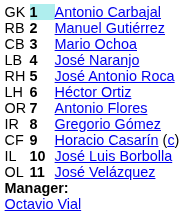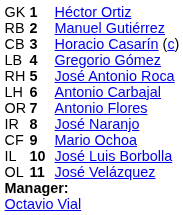(34, 12) paleturquoise background -> (34, 12) no background
(108, 12) Antonio Carbajal -> (93, 12) Héctor Ortiz
(96, 44) Mario Ochoa -> (117, 44) Horacio Casarín (c)
(97, 60) José Naranjo -> (108, 60) Gregorio Gómez
(93, 92) Héctor Ortiz -> (108, 92) Antonio Carbajal
(108, 124) Gregorio Gómez -> (97, 124) José Naranjo
(117, 140) Horacio Casarín (c) -> (96, 140) Mario Ochoa
